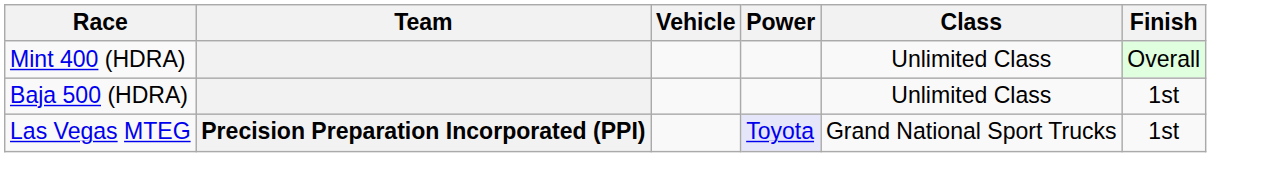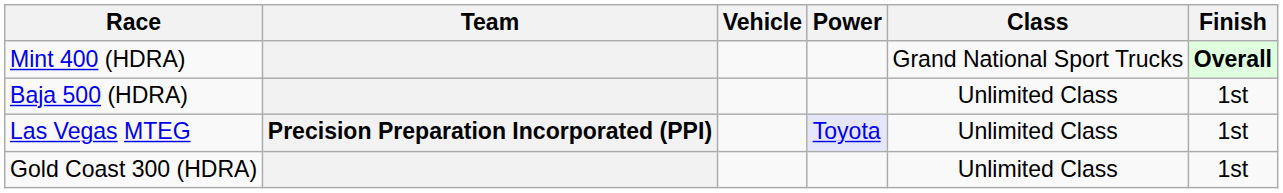(971, 59) Unlimited Class -> (1038, 59) Grand National Sport Trucks
(1164, 59) normal -> (1233, 59) bold
(971, 132) Grand National Sport Trucks -> (1038, 132) Unlimited Class
+ row: (134, 168)
